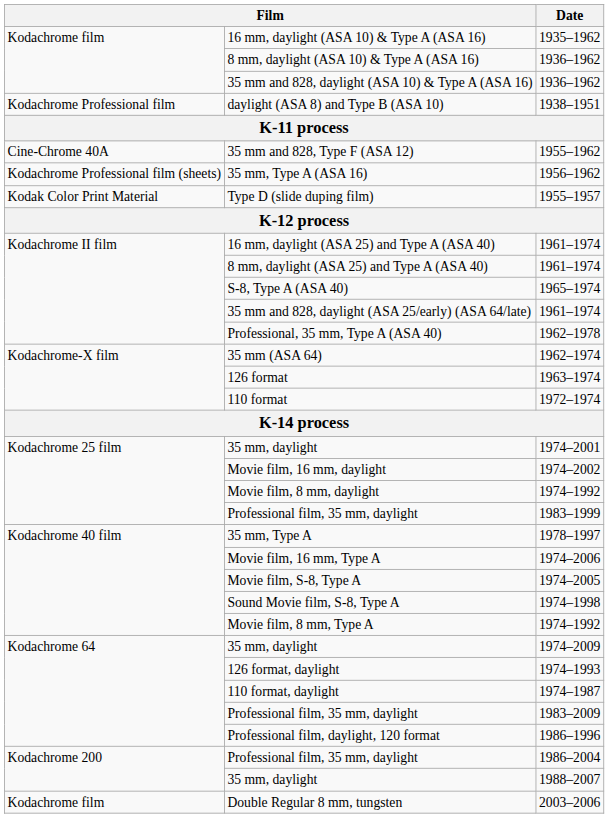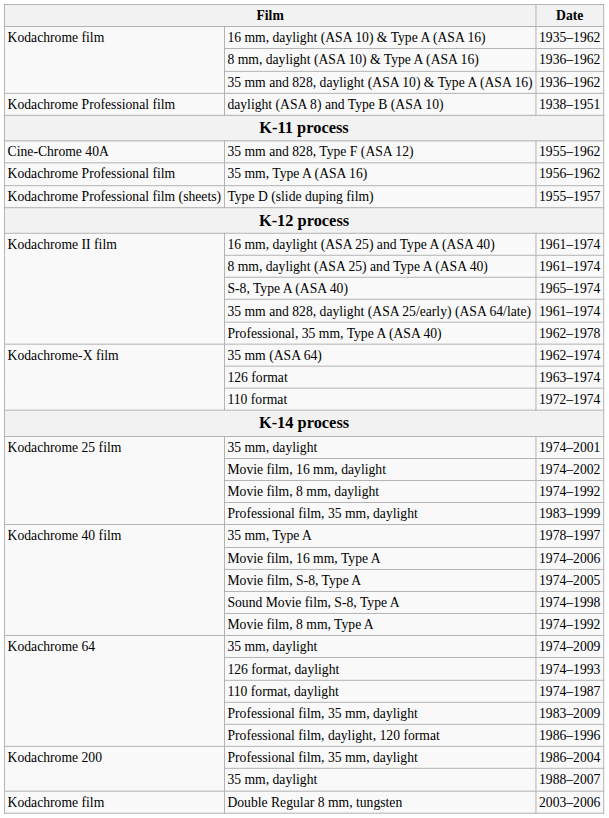(114, 173) Kodachrome Professional film (sheets) -> (91, 173) Kodachrome Professional film
(83, 195) Kodak Color Print Material -> (114, 195) Kodachrome Professional film (sheets)
